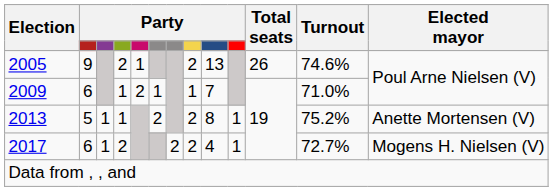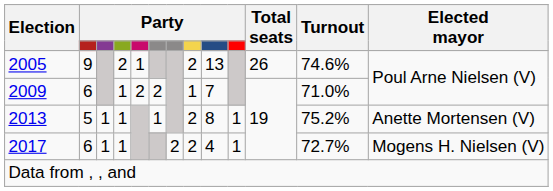(157, 91) 1 -> (157, 91) 2
(157, 118) 2 -> (157, 118) 1
(123, 145) 2 -> (123, 145) 1
